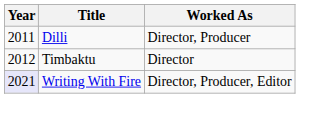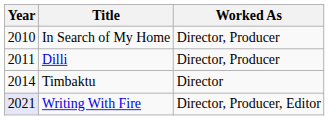+ row: (106, 37)
(22, 59) 2012 -> (22, 81) 2014
